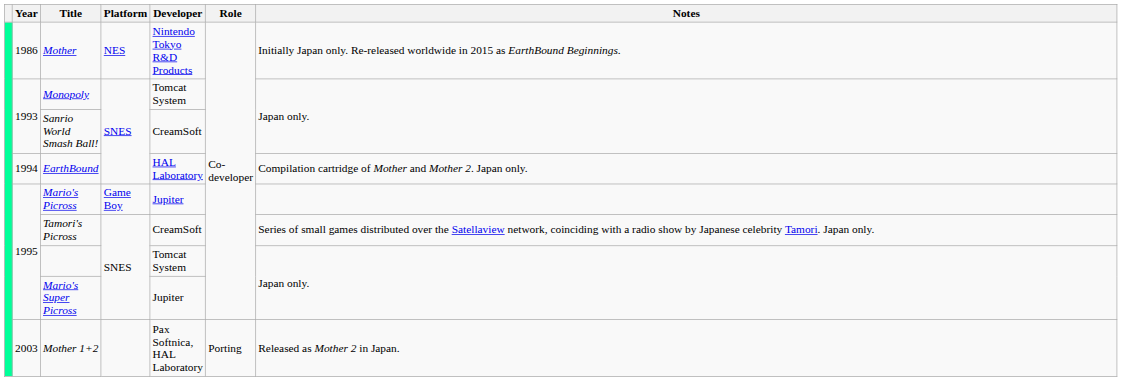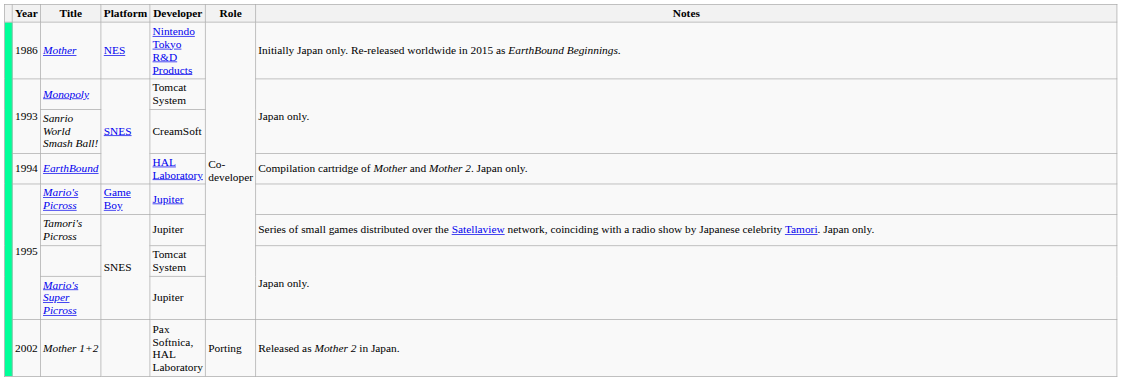(177, 230) CreamSoft -> (168, 230) Jupiter
(26, 348) 2003 -> (26, 348) 2002
